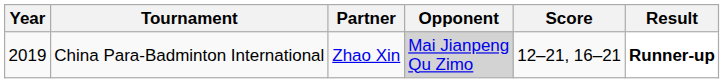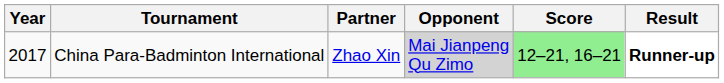(27, 55) 2019 -> (27, 55) 2017
(569, 55) no background -> (569, 55) lightgreen background
